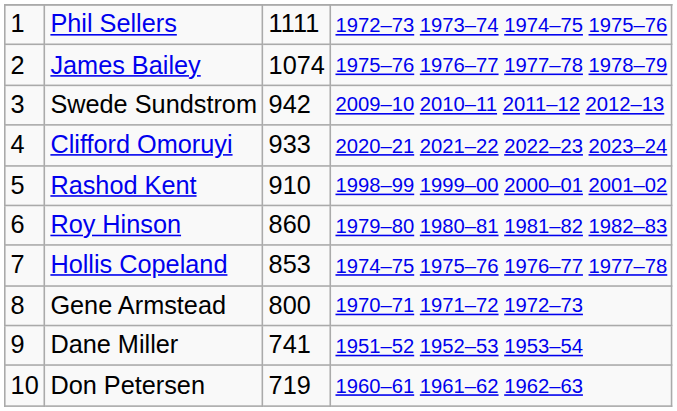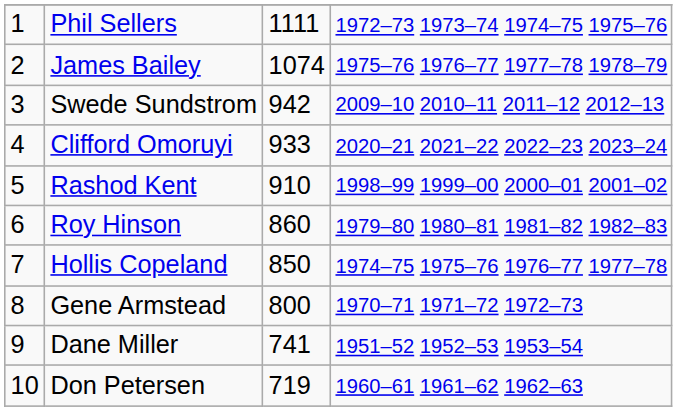(290, 265) 853 -> (290, 265) 850
